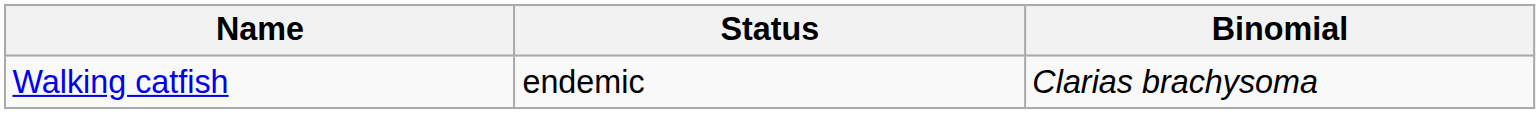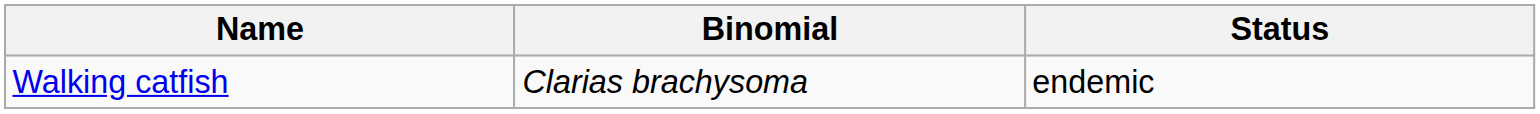columns swapped: (1280, 30) <-> (770, 30)
